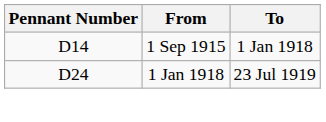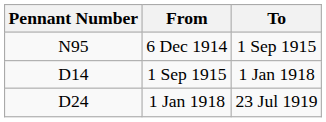+ row: (187, 46)
